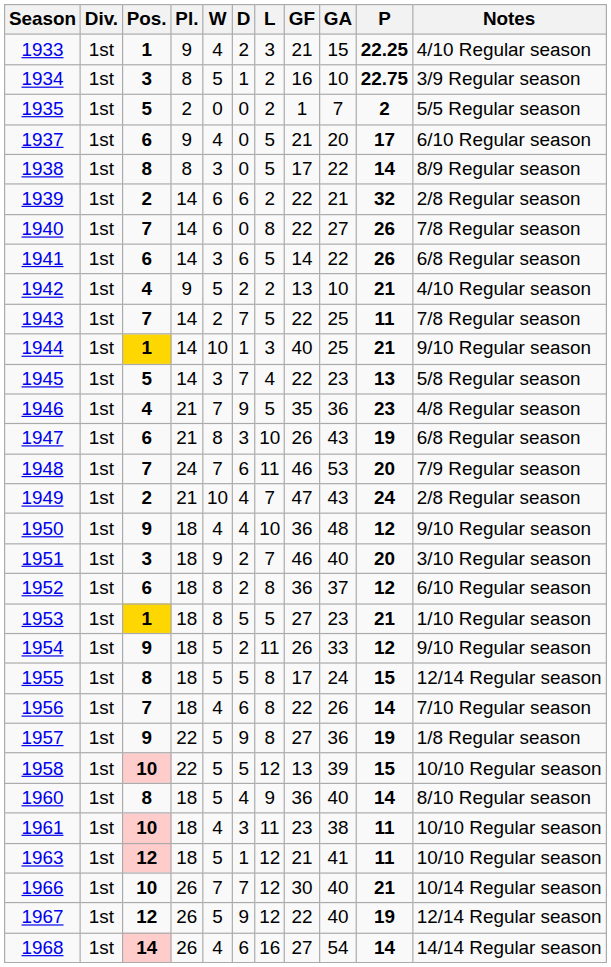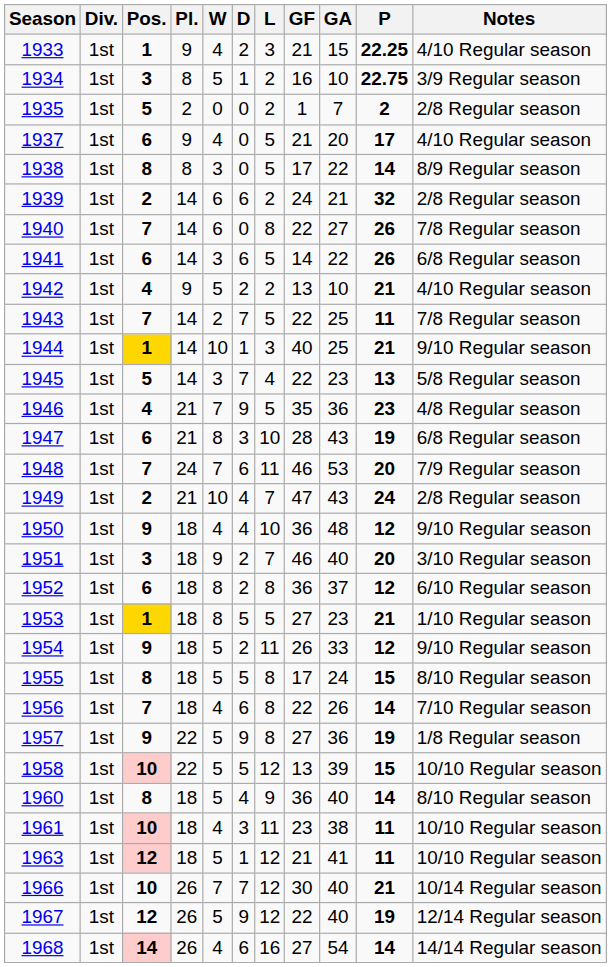(499, 109) 5/5 Regular season -> (499, 109) 2/8 Regular season
(504, 139) 6/10 Regular season -> (504, 139) 4/10 Regular season
(302, 199) 22 -> (302, 199) 24
(302, 438) 26 -> (302, 438) 28
(509, 678) 12/14 Regular season -> (504, 678) 8/10 Regular season
